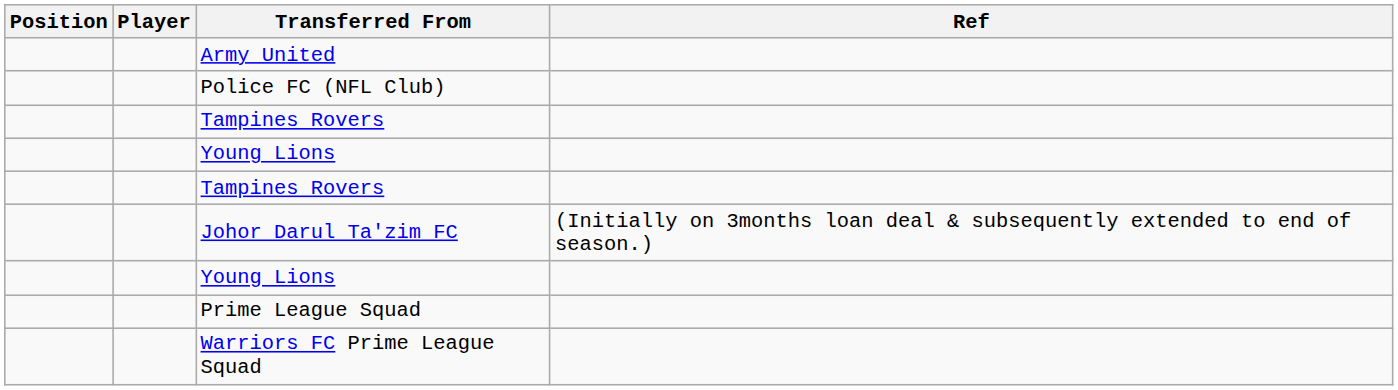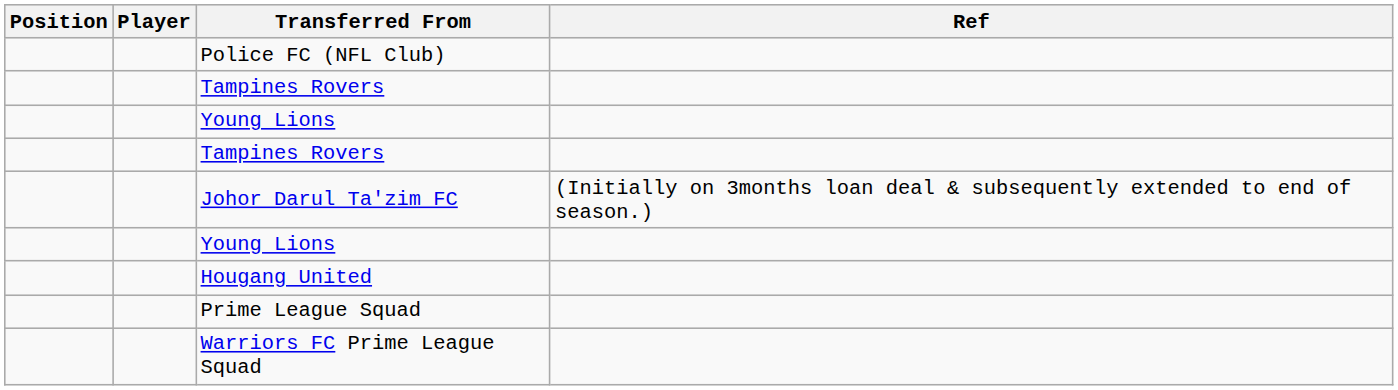- row: (268, 55)
+ row: (286, 278)
